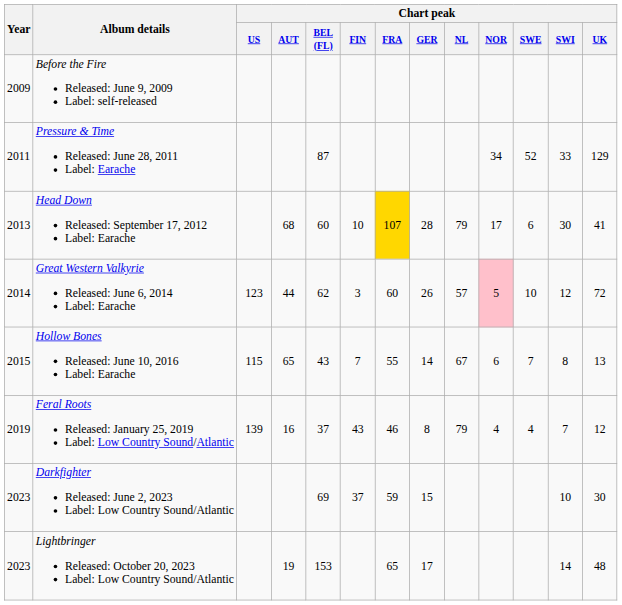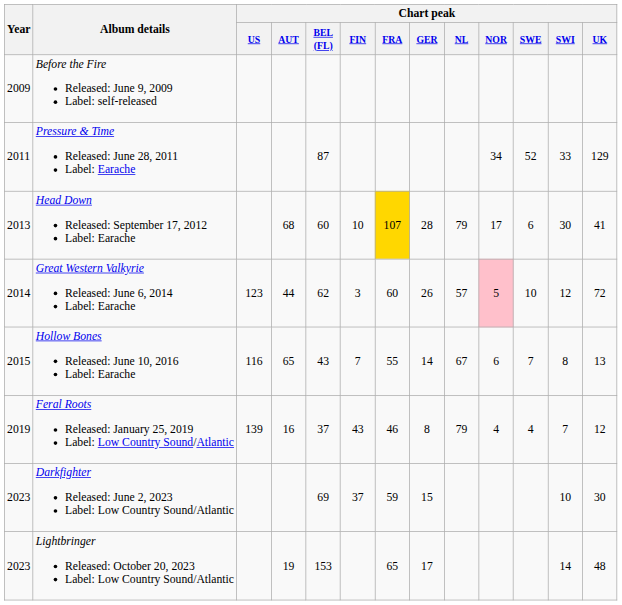(254, 361) 115 -> (254, 361) 116
